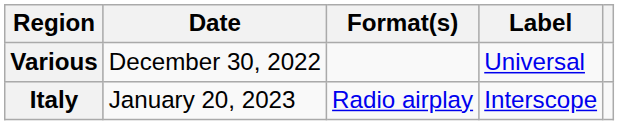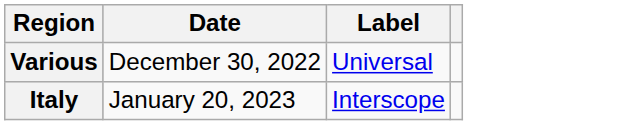- column: (403, 23)
